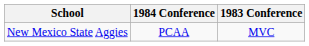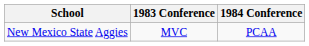columns swapped: (261, 13) <-> (174, 13)
